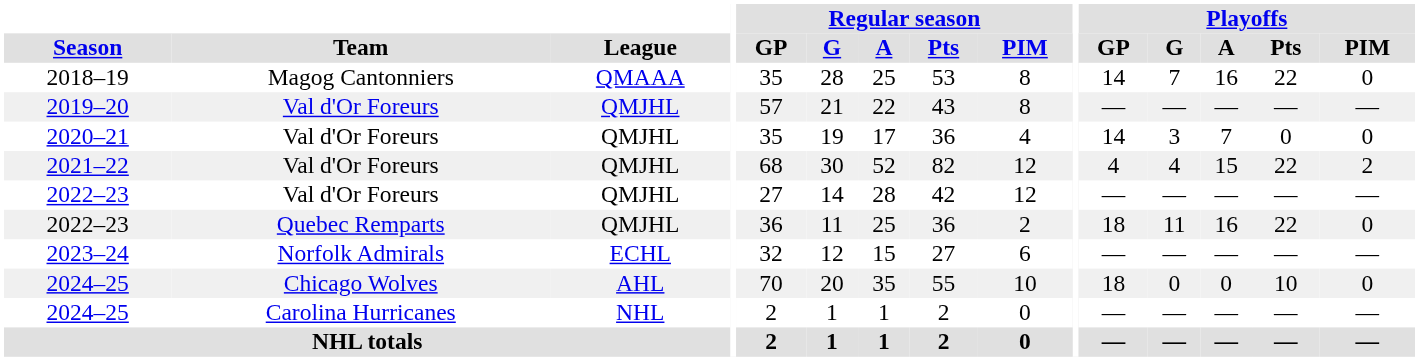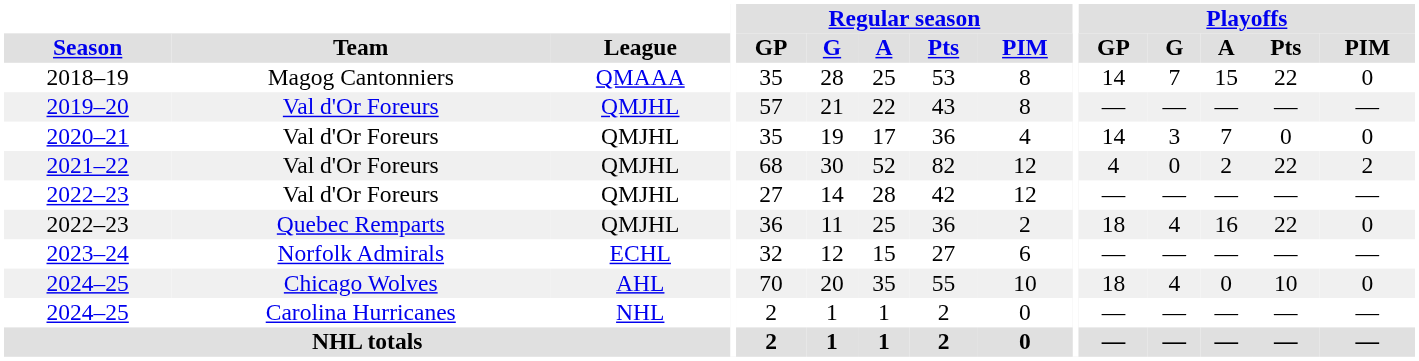(1226, 77) 16 -> (1226, 77) 15
(1174, 165) 4 -> (1174, 165) 0
(1226, 165) 15 -> (1226, 165) 2
(1174, 224) 11 -> (1174, 224) 4
(1174, 283) 0 -> (1174, 283) 4
